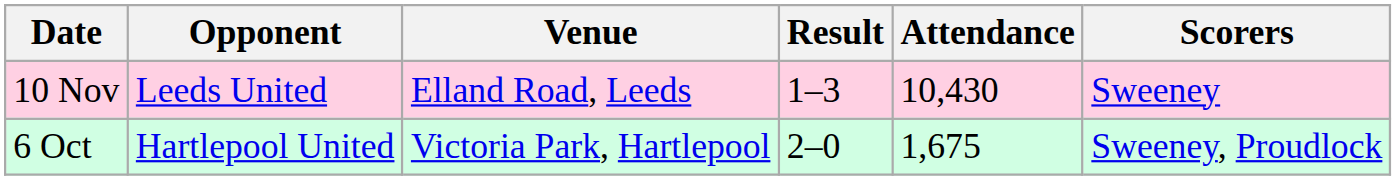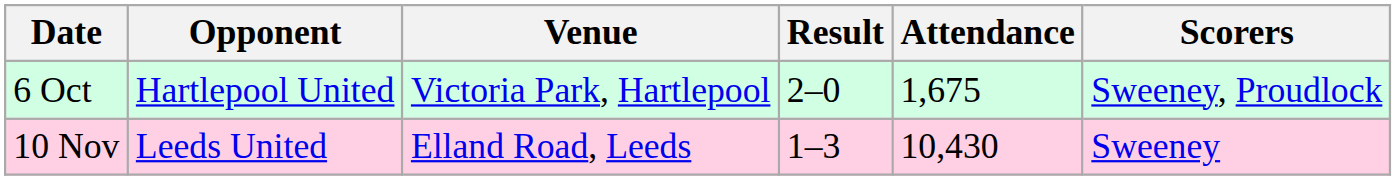rows swapped: (52, 145) <-> (66, 89)
